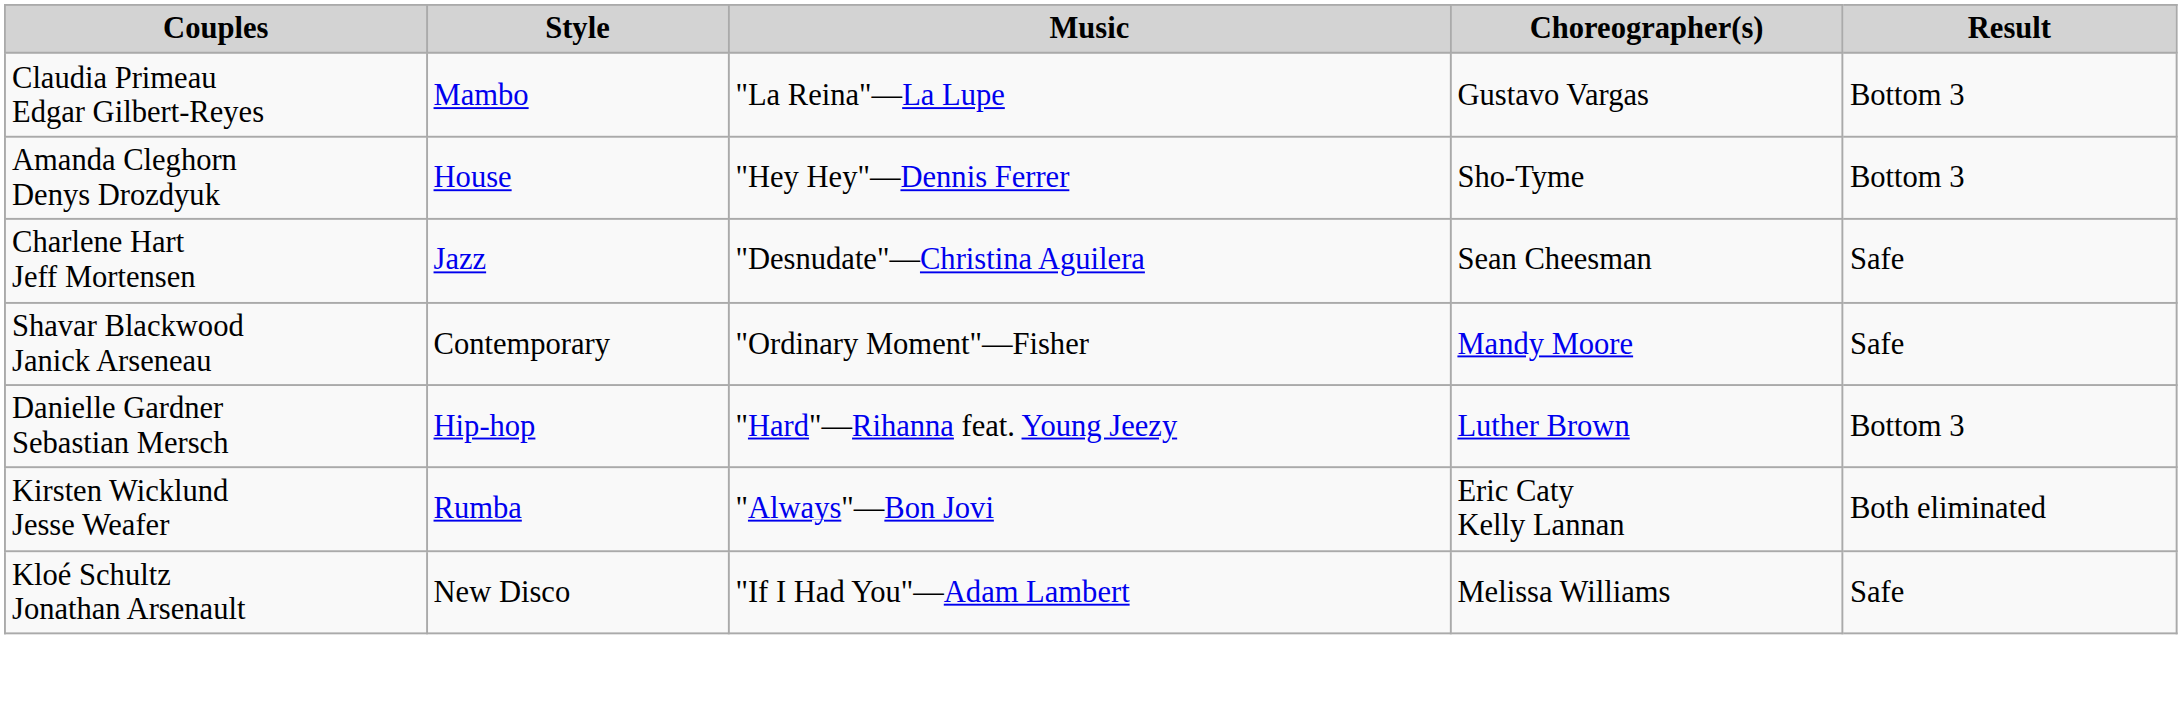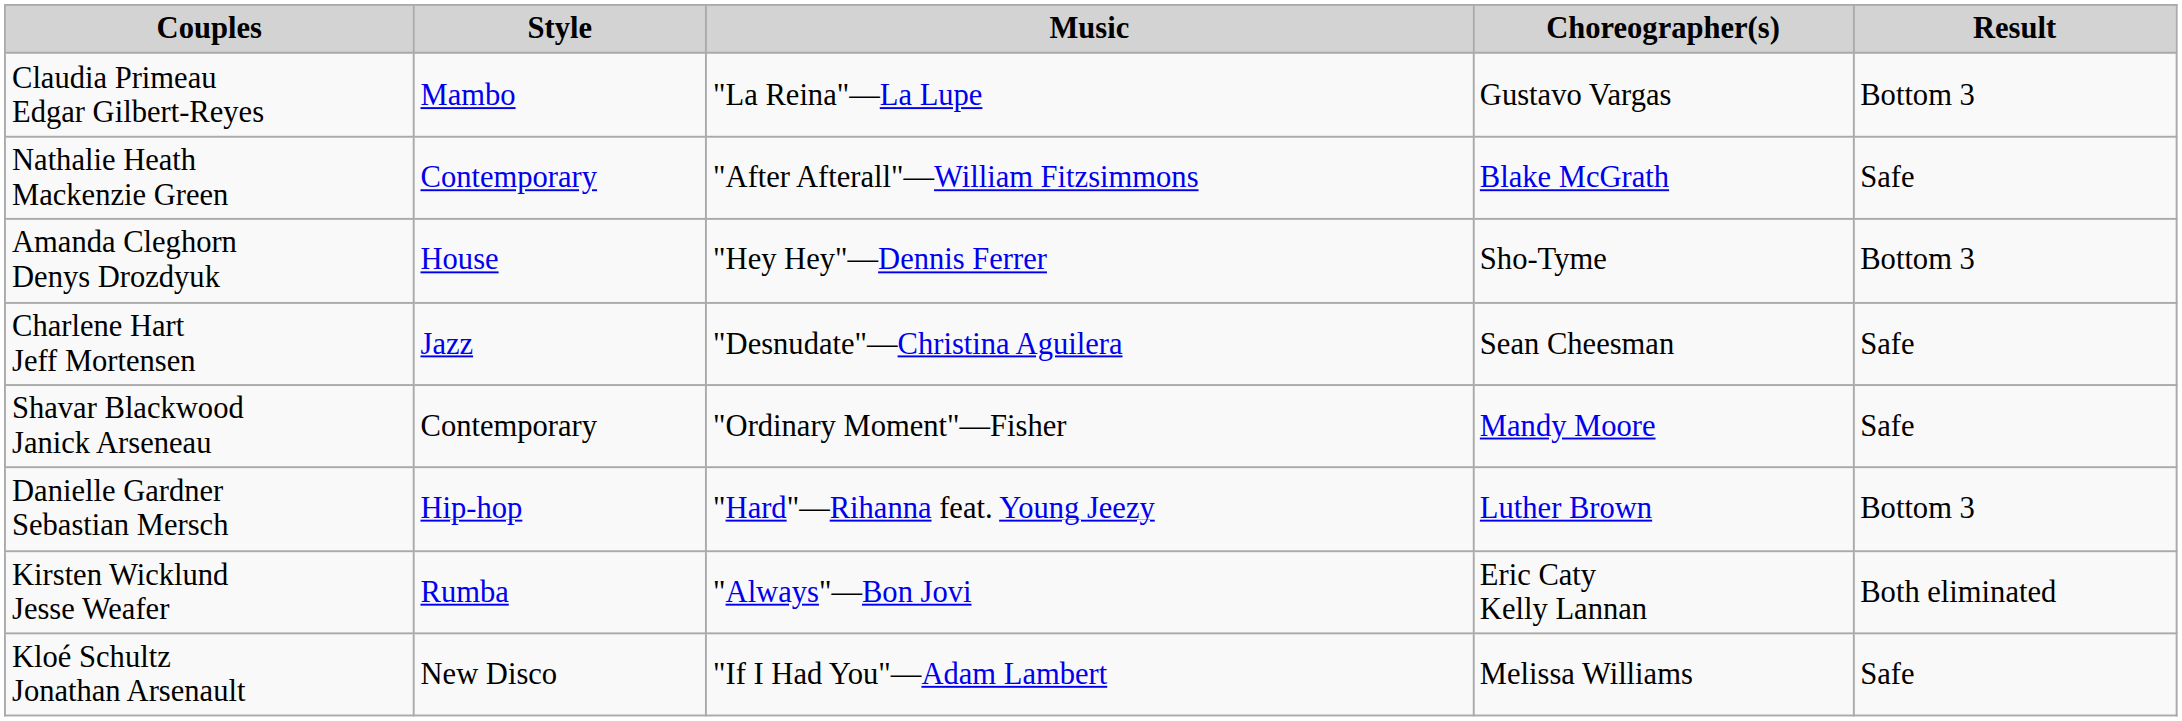+ row: (120, 177)
